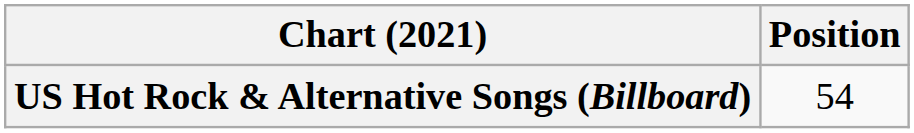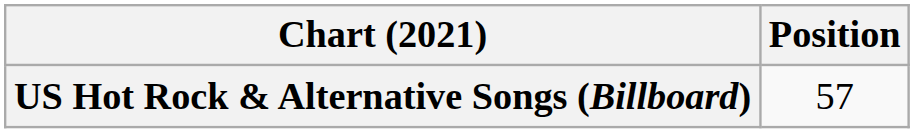(835, 95) 54 -> (835, 95) 57
